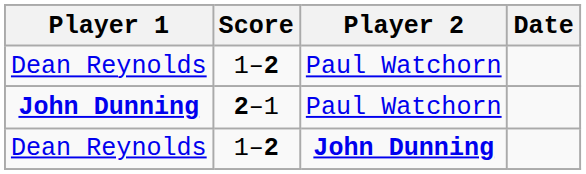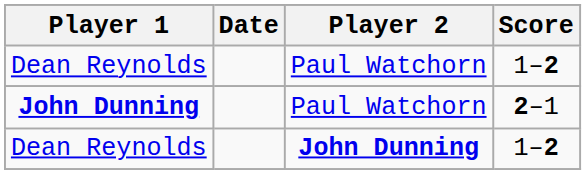columns swapped: (256, 25) <-> (544, 25)
